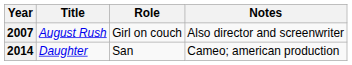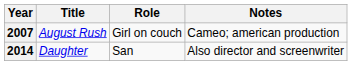(266, 32) Also director and screenwriter -> (263, 32) Cameo; american production
(263, 51) Cameo; american production -> (266, 51) Also director and screenwriter
